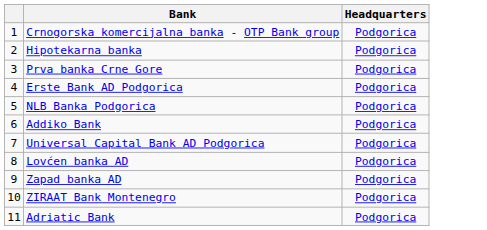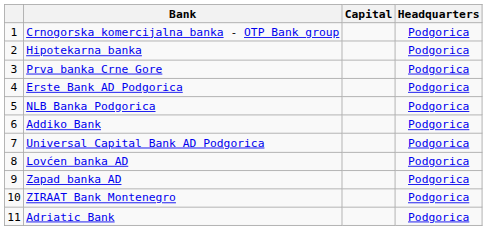+ column: (369, 14)
